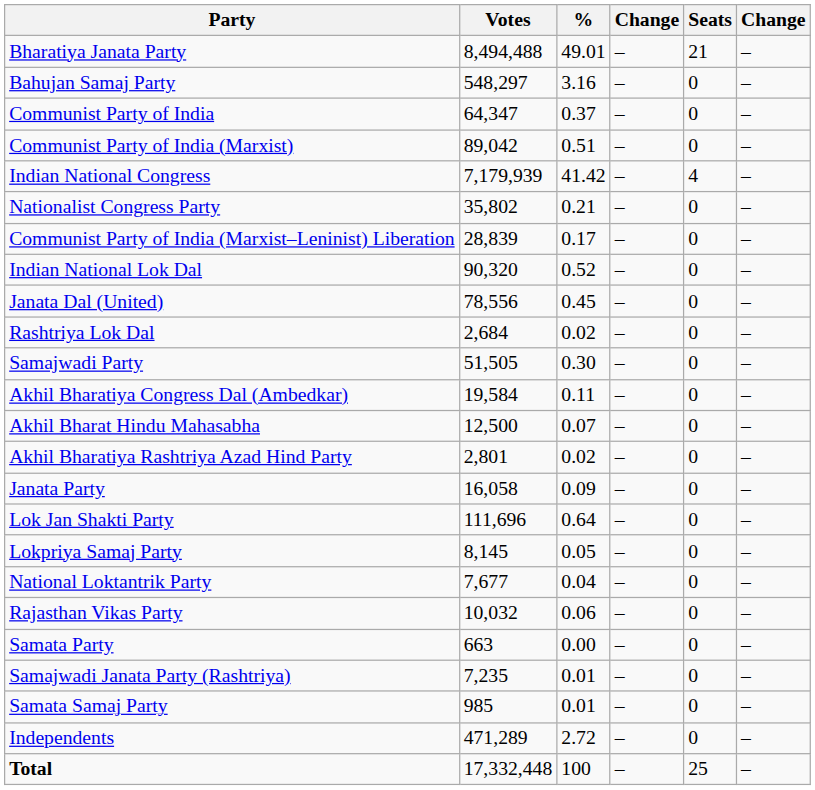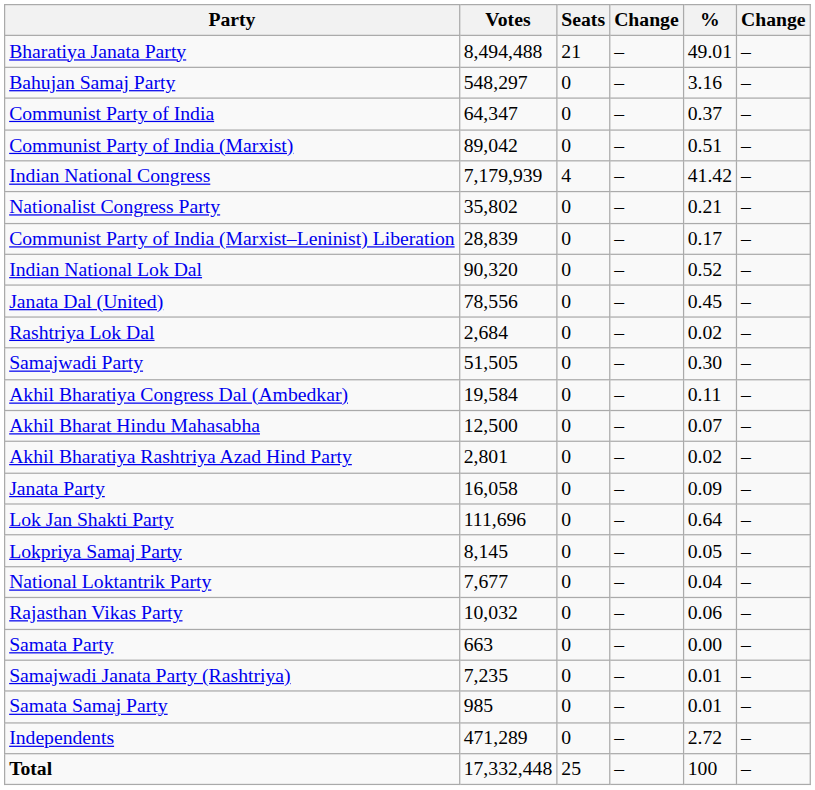columns swapped: (583, 20) <-> (710, 20)
